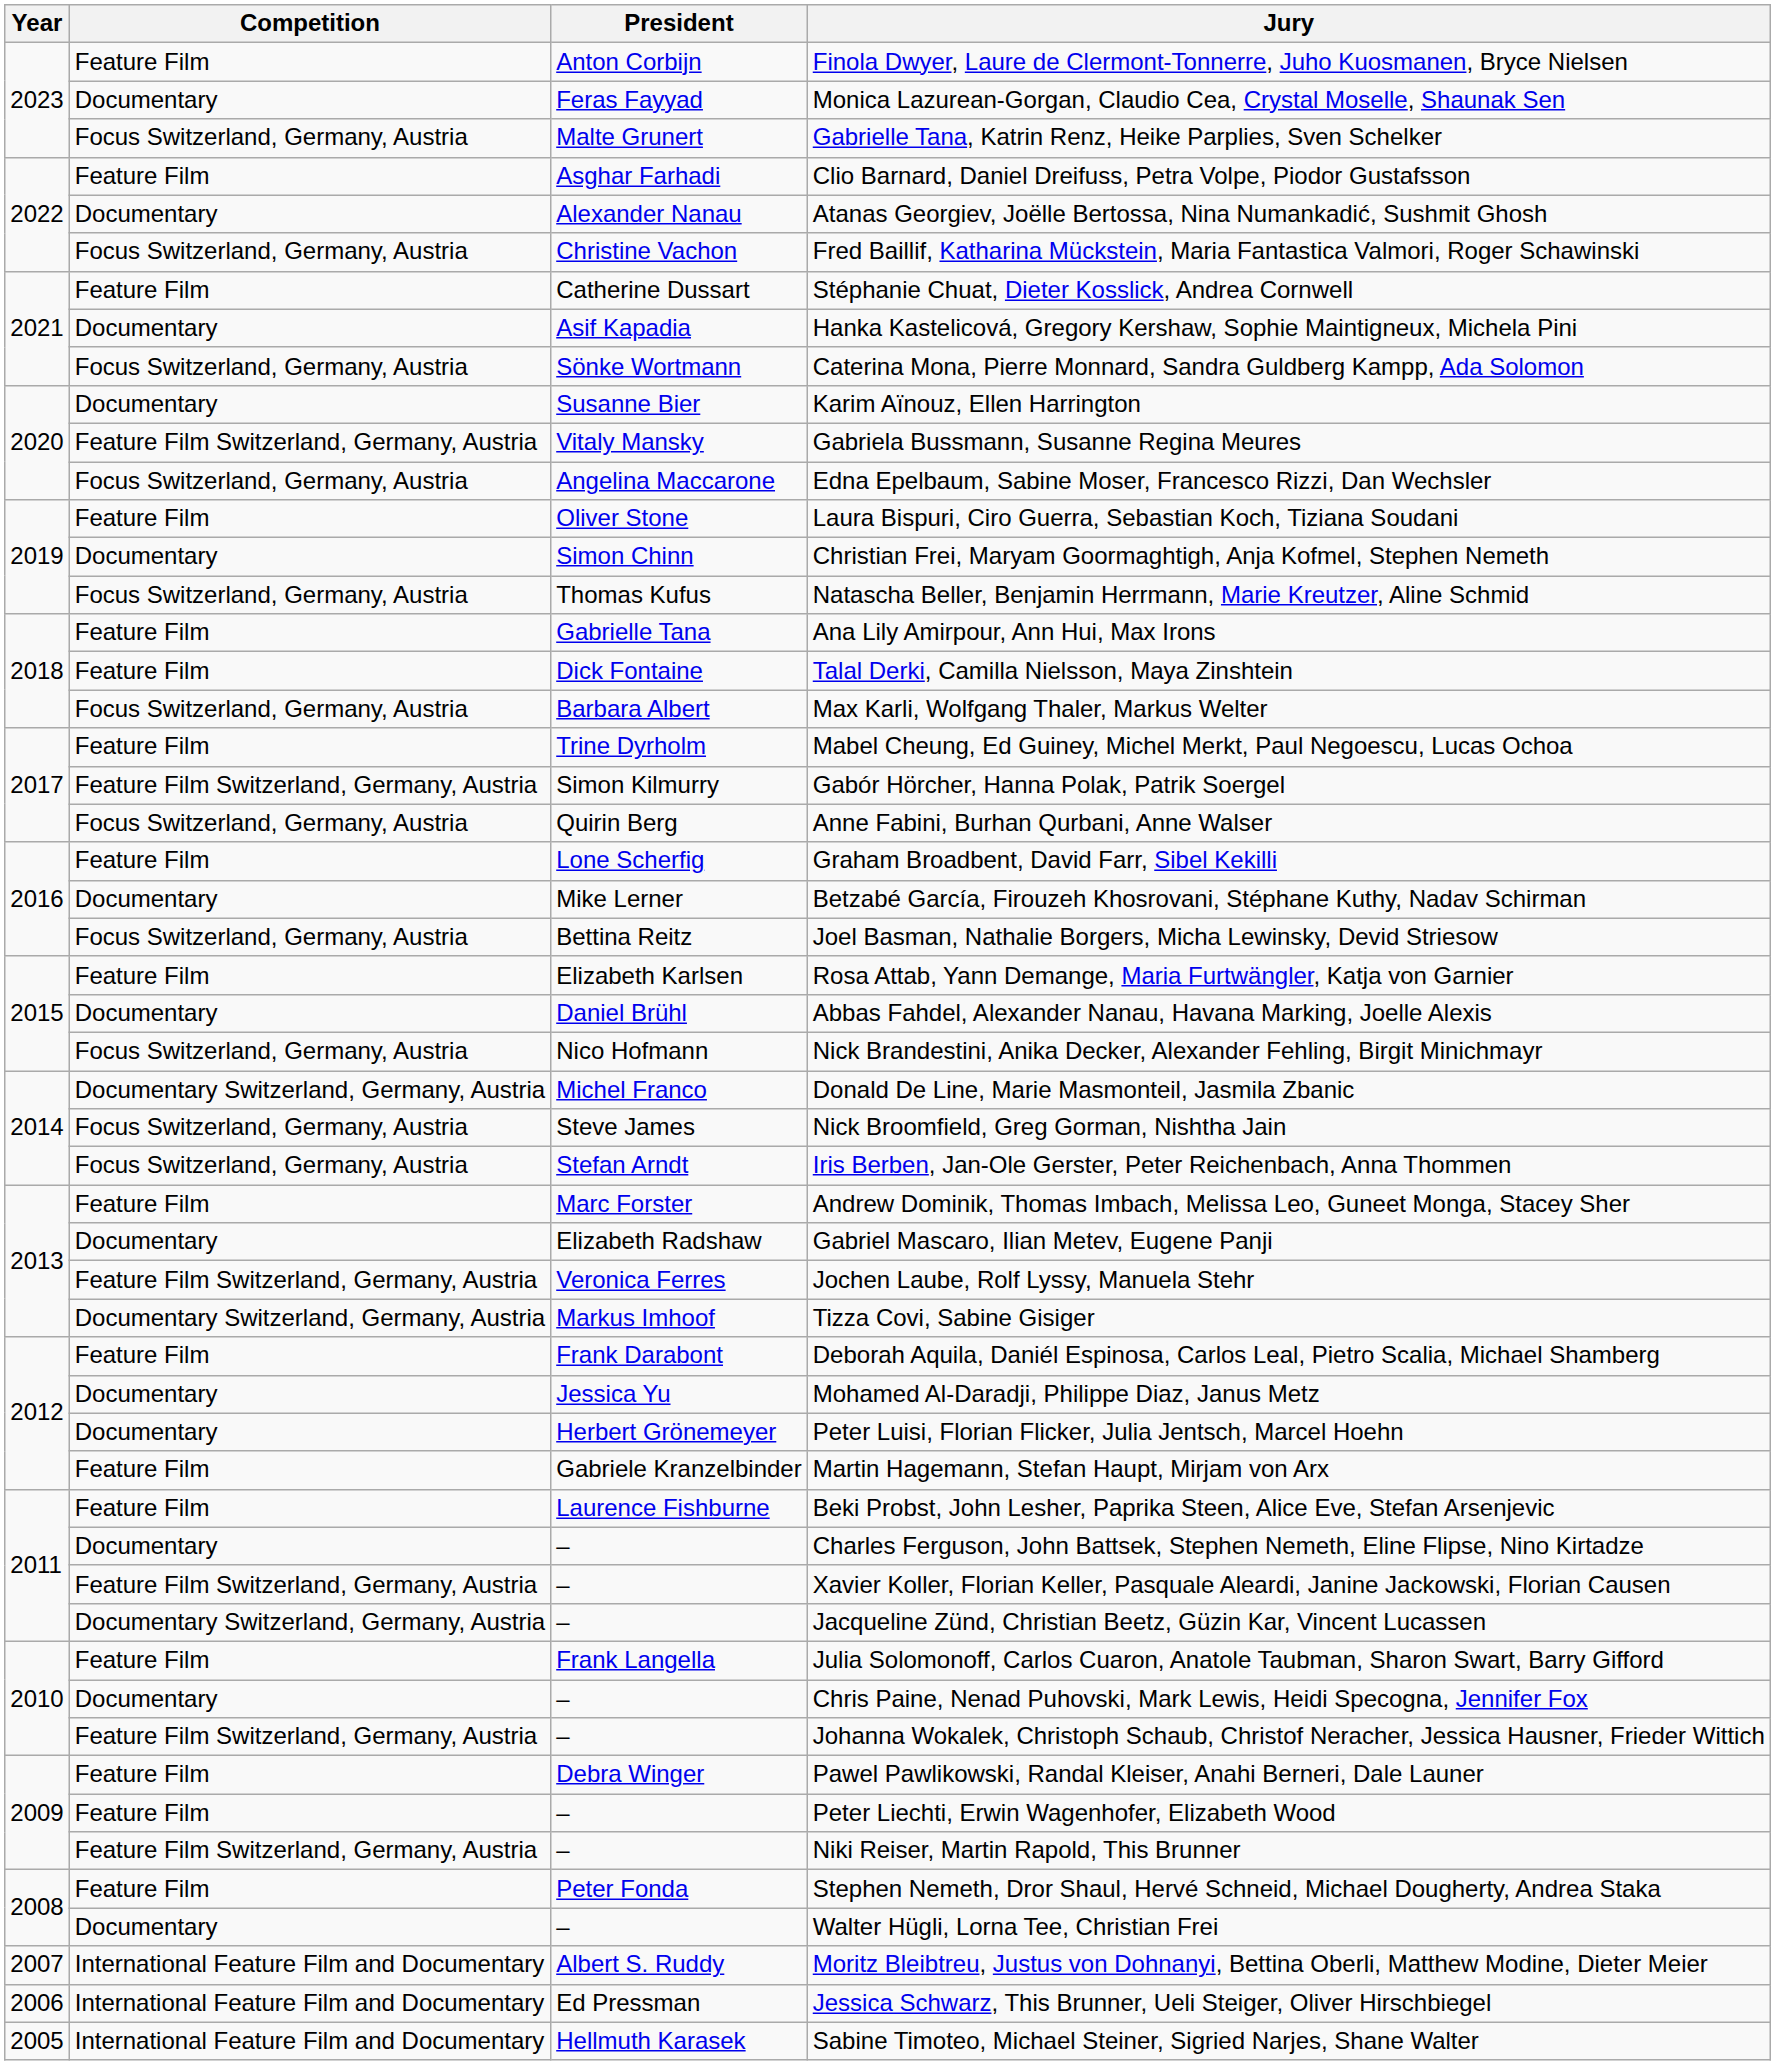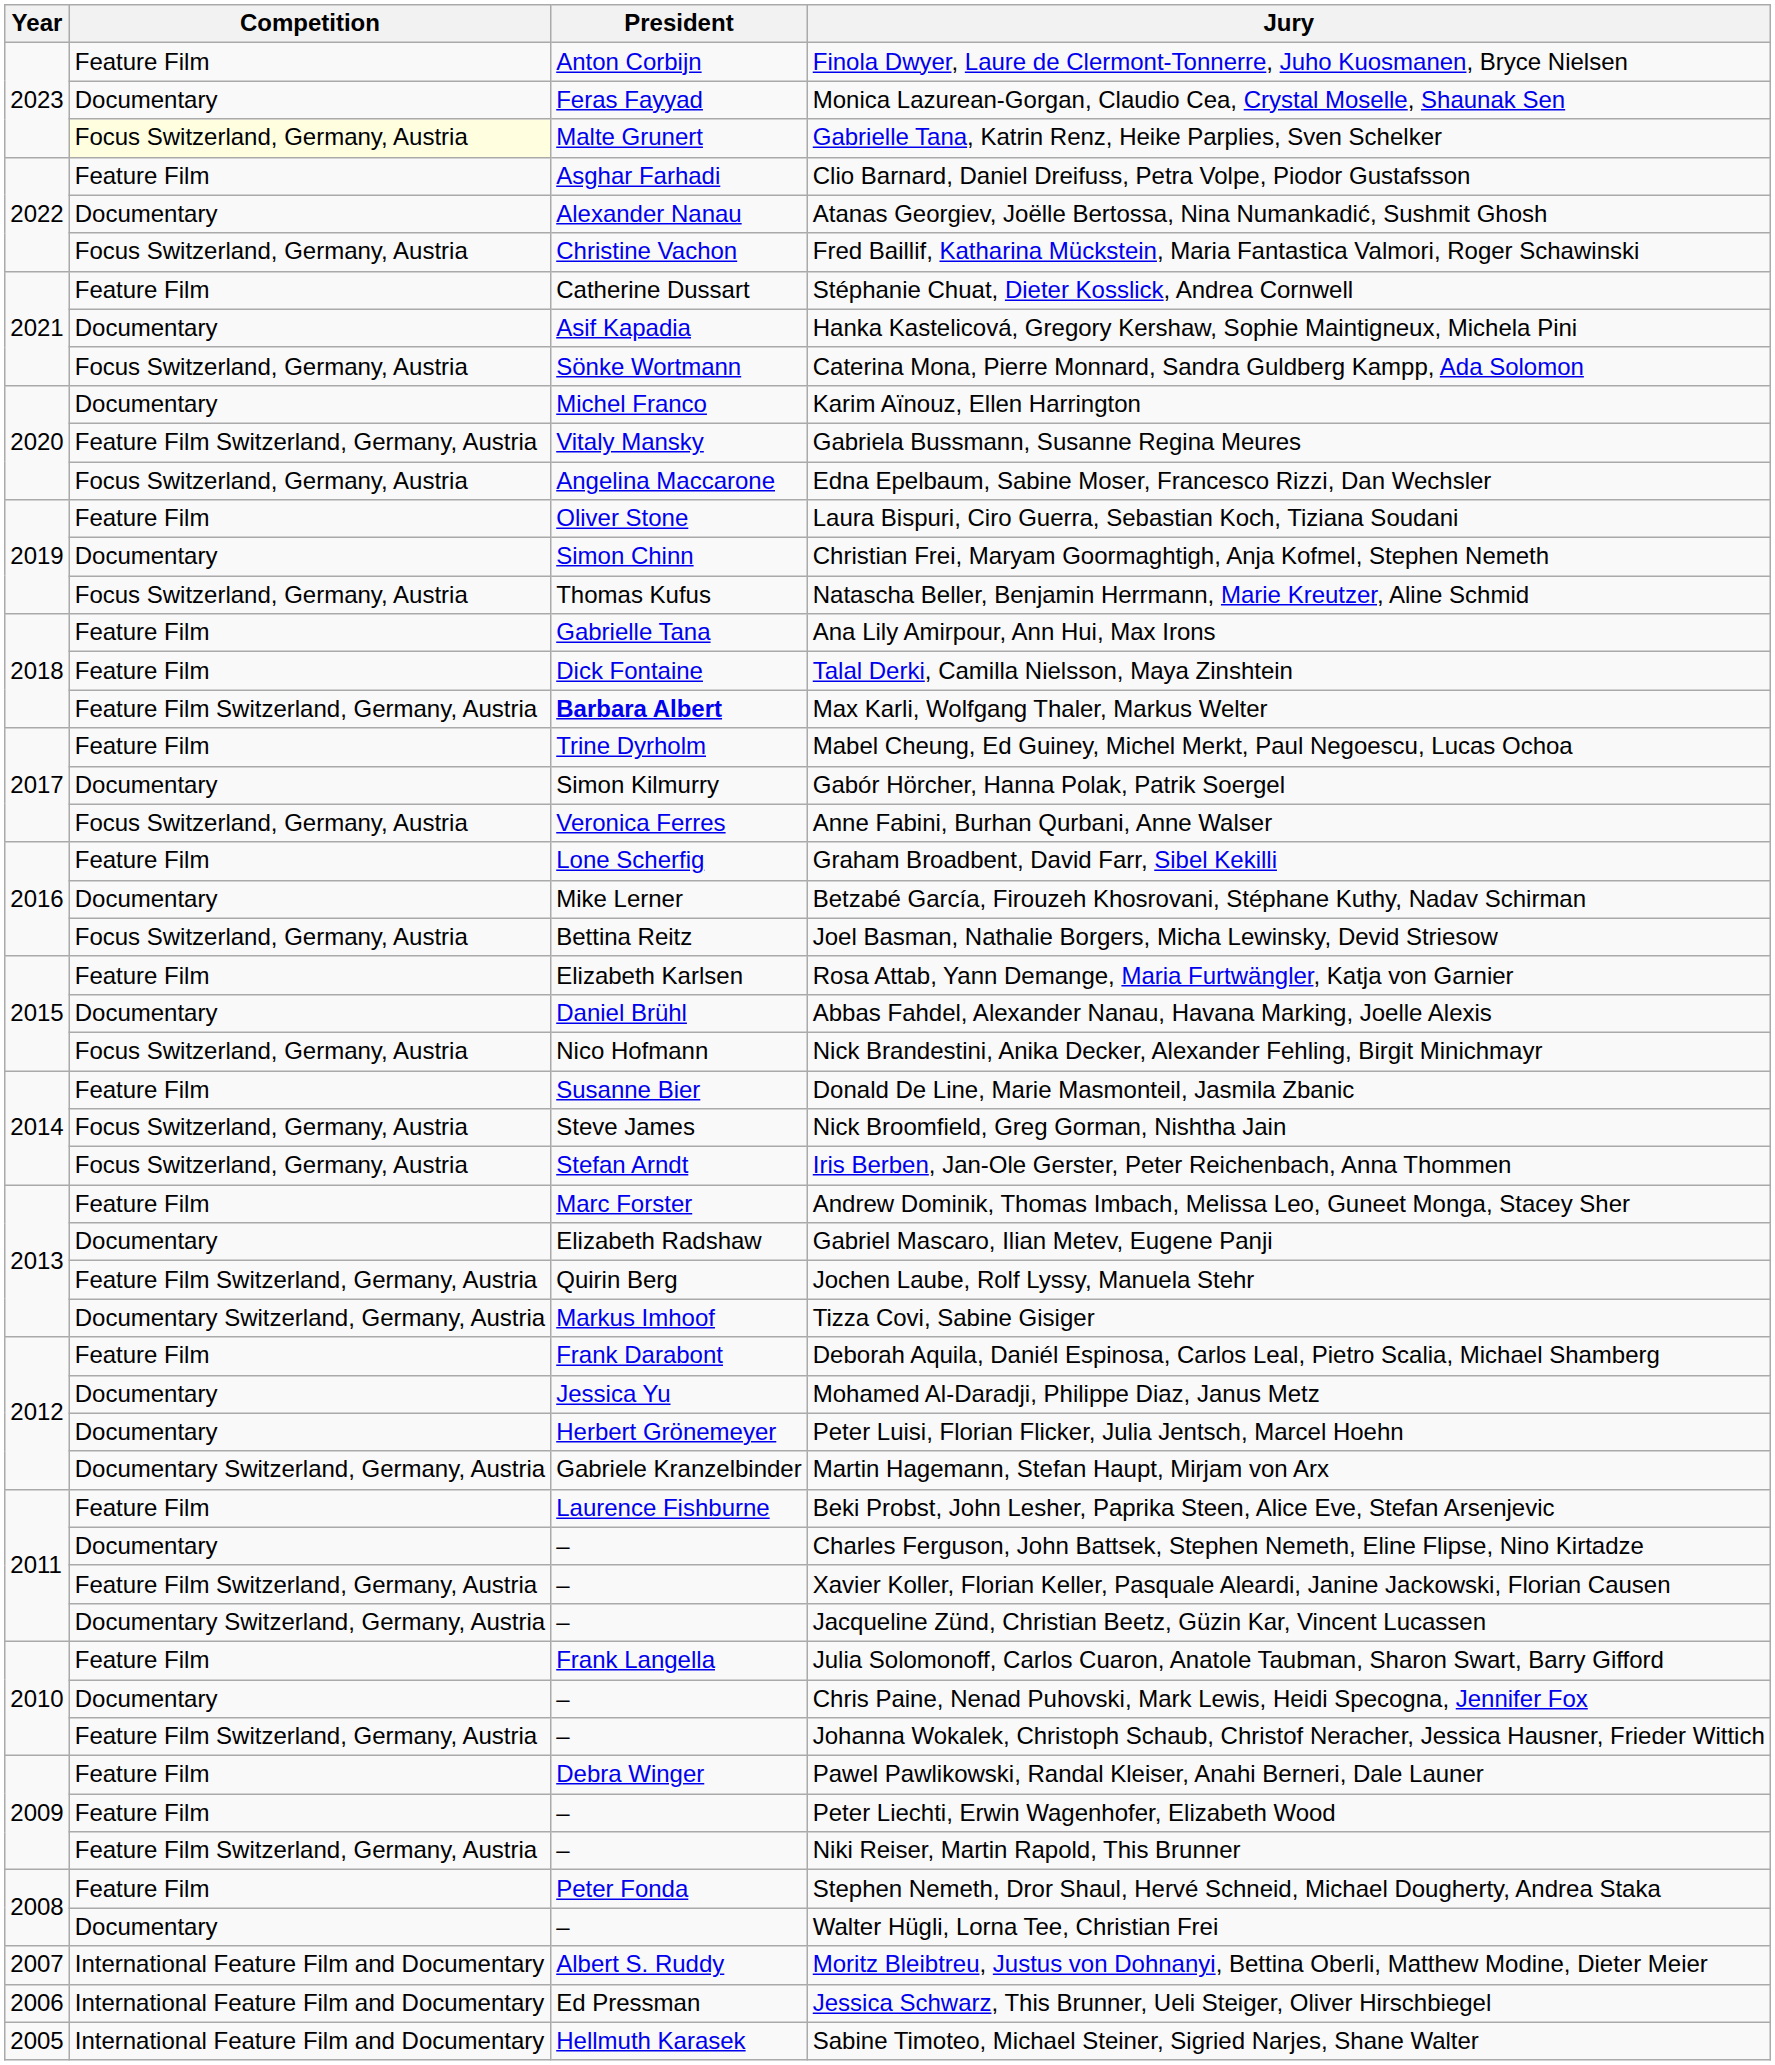(271, 137) no background -> (271, 137) lightyellow background
(628, 404) Susanne Bier -> (632, 404) Michel Franco
(271, 708) Focus Switzerland, Germany, Austria -> (306, 708) Feature Film Switzerland, Germany, Austria
(633, 708) normal -> (639, 708) bold
(306, 784) Feature Film Switzerland, Germany, Austria -> (146, 784) Documentary
(617, 822) Quirin Berg -> (641, 822) Veronica Ferres
(310, 1089) Documentary Switzerland, Germany, Austria -> (142, 1089) Feature Film
(632, 1089) Michel Franco -> (628, 1089) Susanne Bier
(641, 1279) Veronica Ferres -> (617, 1279) Quirin Berg
(142, 1469) Feature Film -> (310, 1469) Documentary Switzerland, Germany, Austria
